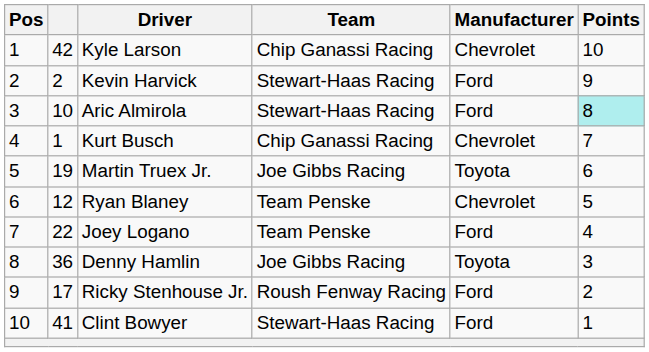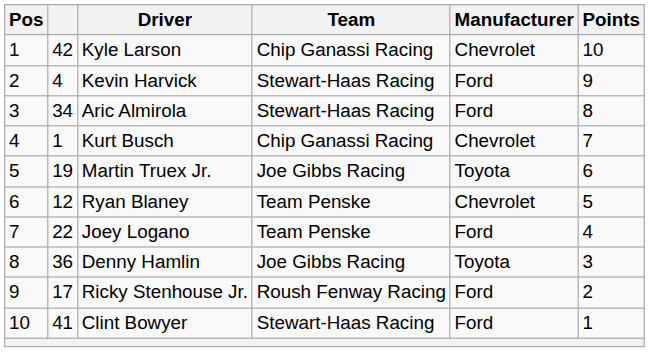(57, 79) 2 -> (57, 79) 4
(63, 110) 10 -> (63, 110) 34
(588, 110) paleturquoise background -> (588, 110) no background
